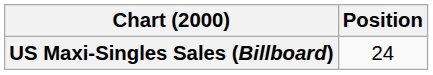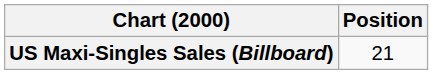(383, 52) 24 -> (383, 52) 21
